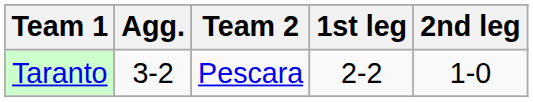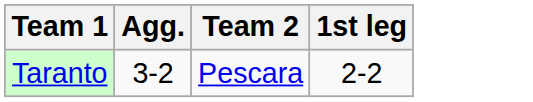- column: (470, 27)
